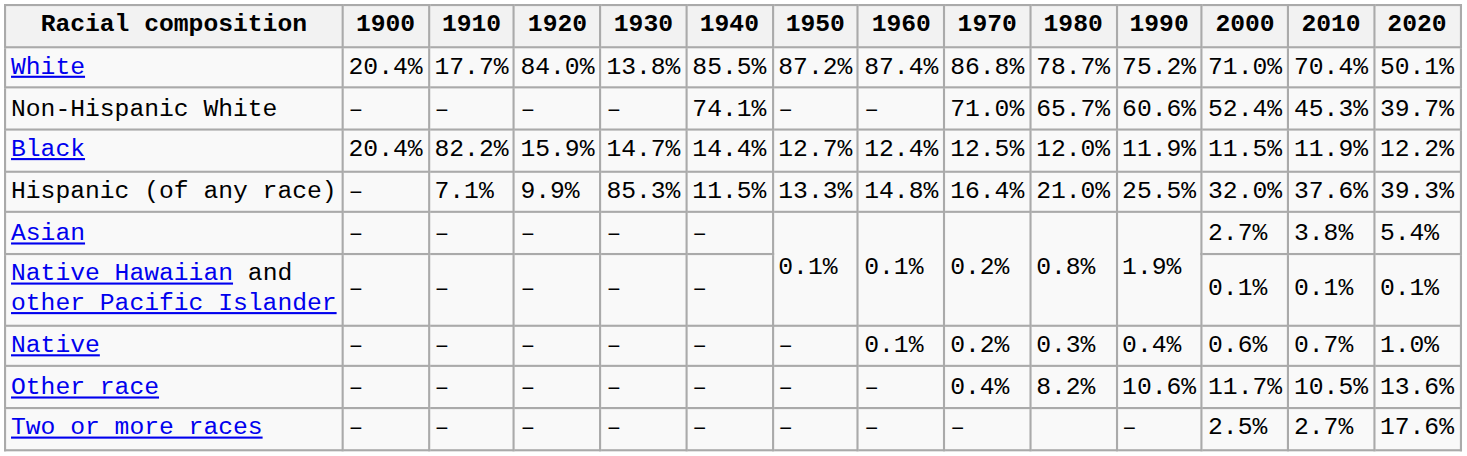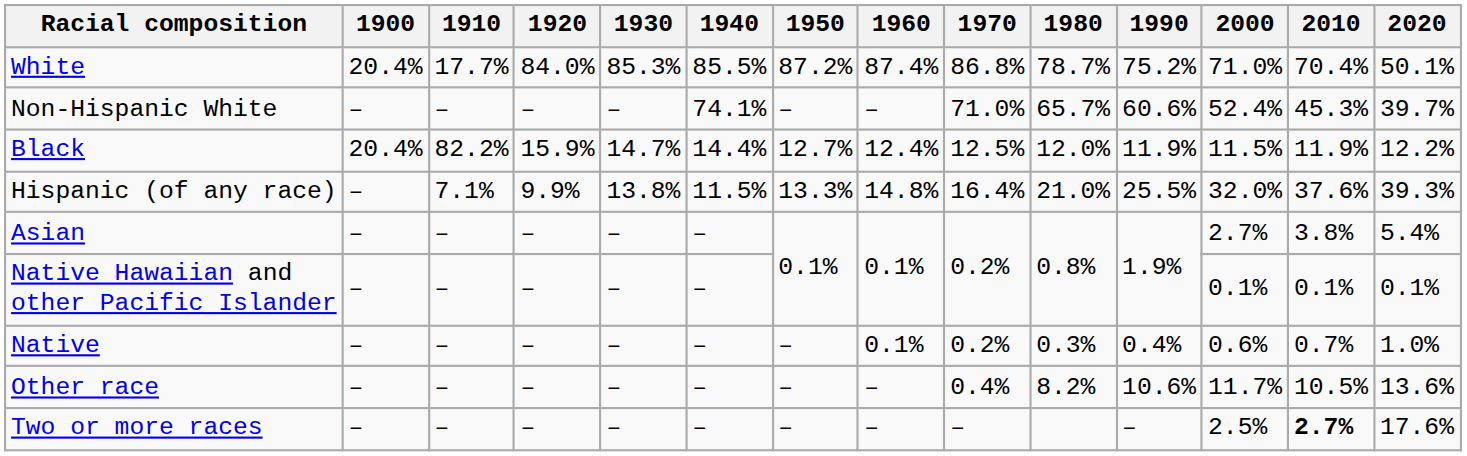(643, 67) 13.8% -> (643, 67) 85.3%
(643, 191) 85.3% -> (643, 191) 13.8%
(1324, 428) normal -> (1324, 428) bold
